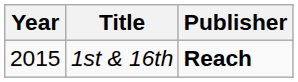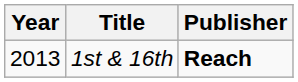(35, 58) 2015 -> (35, 58) 2013
